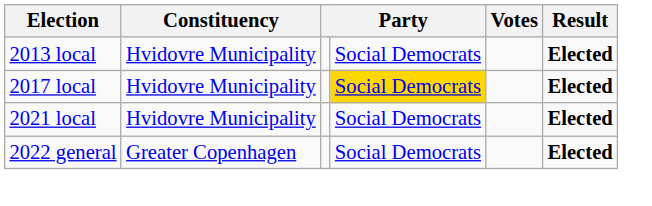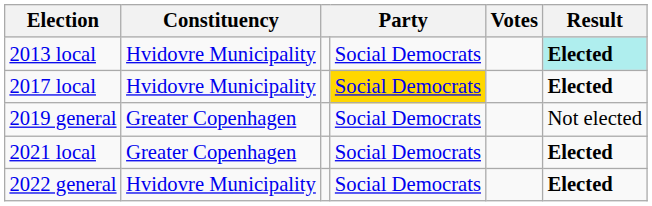(580, 53) no background -> (580, 53) paleturquoise background
+ row: (63, 119)
(221, 119) Hvidovre Municipality -> (211, 151) Greater Copenhagen
(211, 151) Greater Copenhagen -> (221, 184) Hvidovre Municipality
